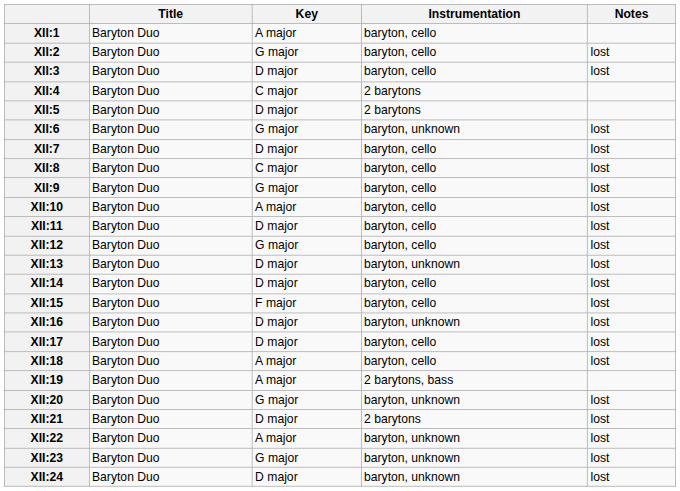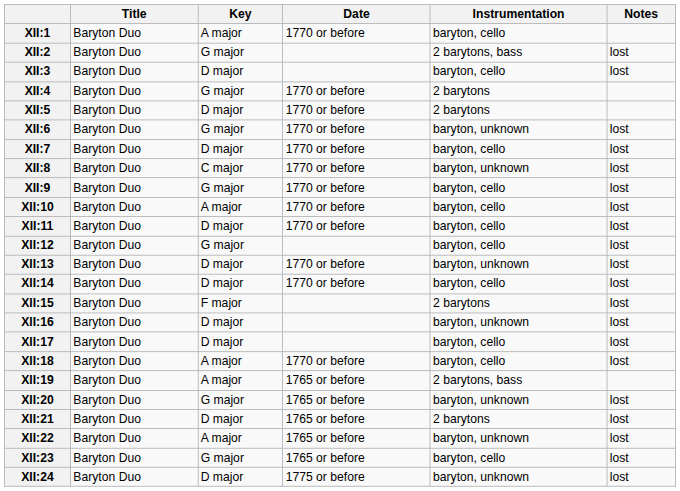+ column: (357, 14)
(400, 52) baryton, cello -> (478, 52) 2 barytons, bass
(276, 91) C major -> (222, 91) G major
(400, 168) baryton, cello -> (481, 168) baryton, unknown
(400, 303) baryton, cello -> (461, 303) 2 barytons
(412, 457) baryton, unknown -> (469, 457) baryton, cello
